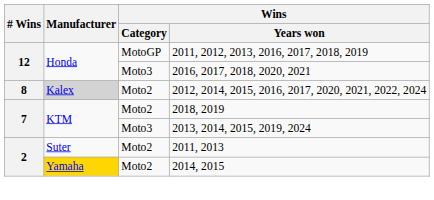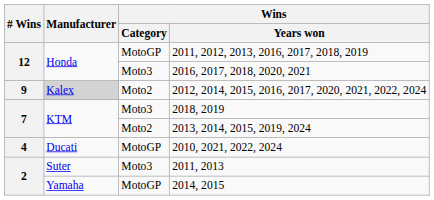(24, 90) 8 -> (24, 90) 9
(137, 109) Moto2 -> (137, 109) Moto3
(137, 128) Moto3 -> (137, 128) Moto2
+ row: (227, 147)
(137, 147) Moto2 -> (137, 166) Moto3
(65, 166) gold background -> (65, 185) no background
(137, 166) Moto2 -> (141, 185) MotoGP
